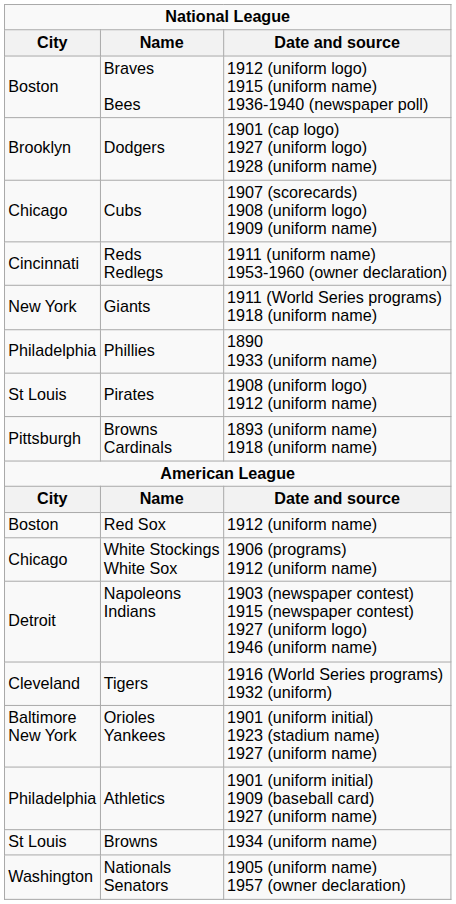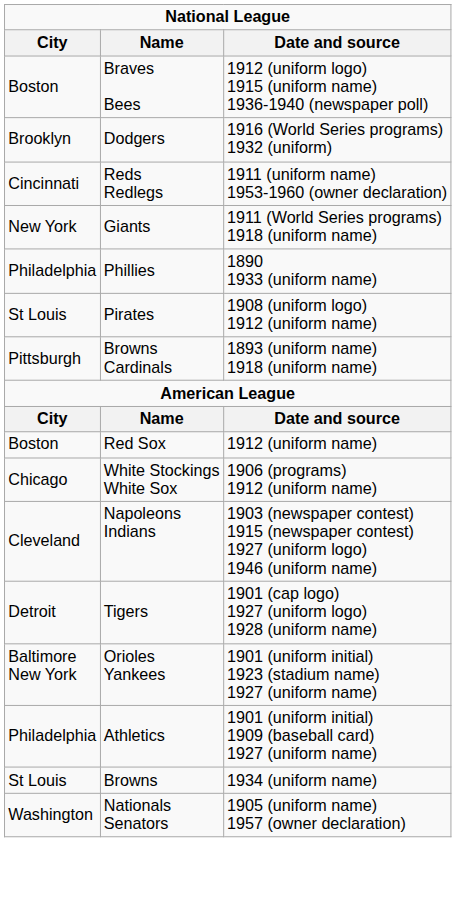(302, 148) 1901 (cap logo) 1927 (uniform logo) 1928 (uniform name) -> (335, 139) 1916 (World Series programs) 1932 (uniform)
- row: (123, 210)
(32, 621) Detroit -> (44, 541) Cleveland
(44, 683) Cleveland -> (32, 612) Detroit
(335, 683) 1916 (World Series programs) 1932 (uniform) -> (302, 612) 1901 (cap logo) 1927 (uniform logo) 1928 (uniform name)
